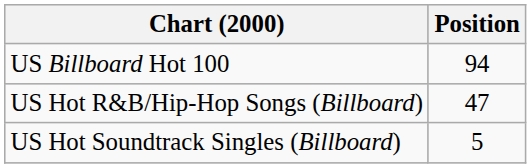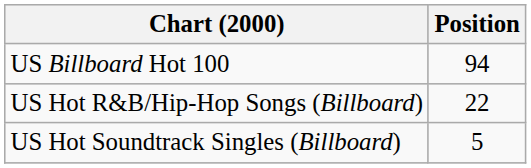(477, 102) 47 -> (477, 102) 22
